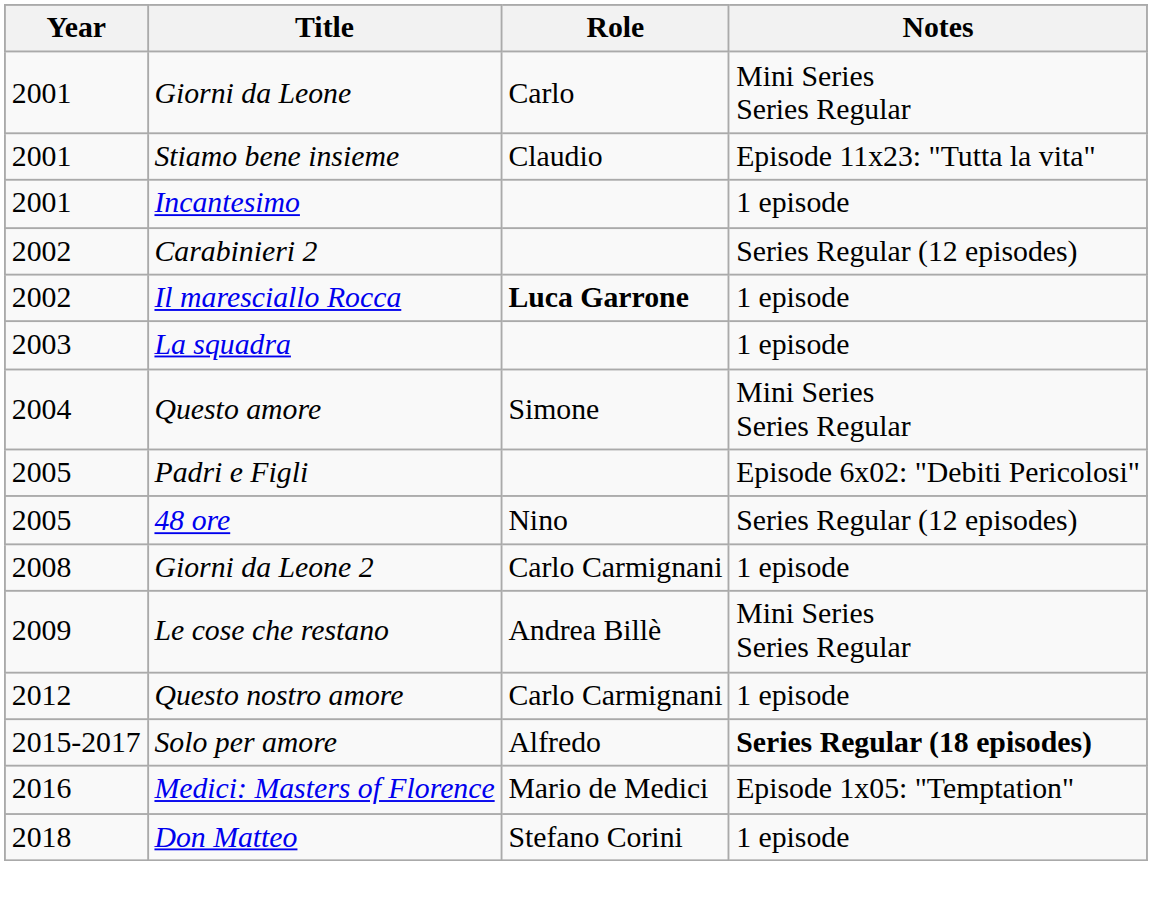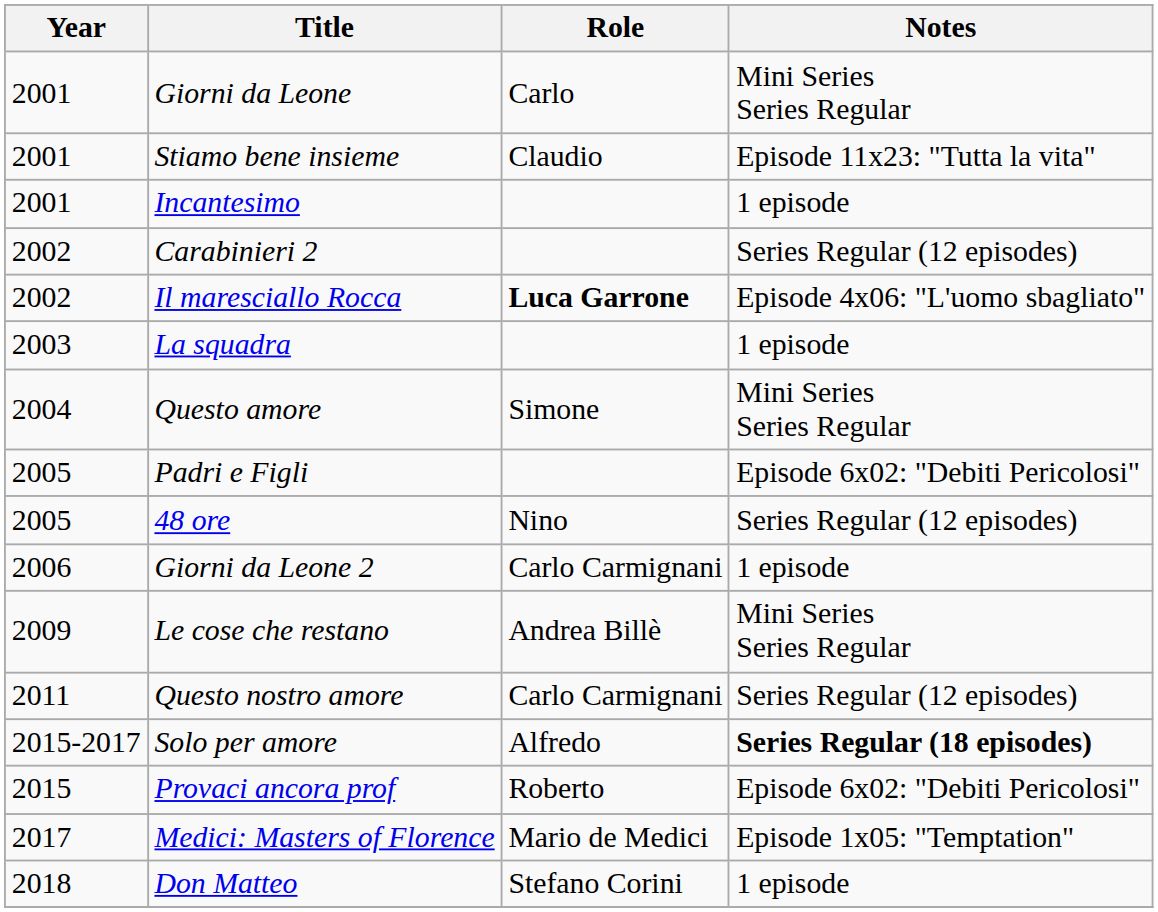(793, 297) 1 episode -> (941, 297) Episode 4x06: "L'uomo sbagliato"
(42, 567) 2008 -> (42, 567) 2006
(42, 694) 2012 -> (41, 694) 2011
(793, 694) 1 episode -> (907, 694) Series Regular (12 episodes)
+ row: (275, 789)
(42, 789) 2016 -> (42, 836) 2017
